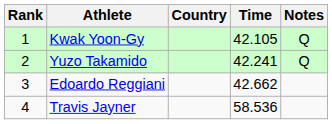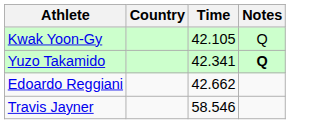- column: (25, 15)
(255, 61) 42.241 -> (214, 61) 42.341
(304, 61) normal -> (262, 61) bold
(255, 107) 58.536 -> (214, 107) 58.546
